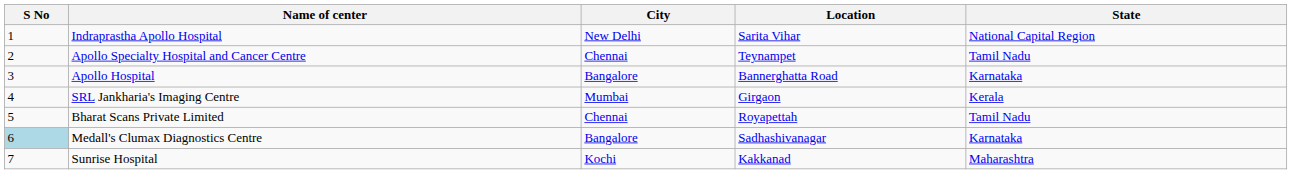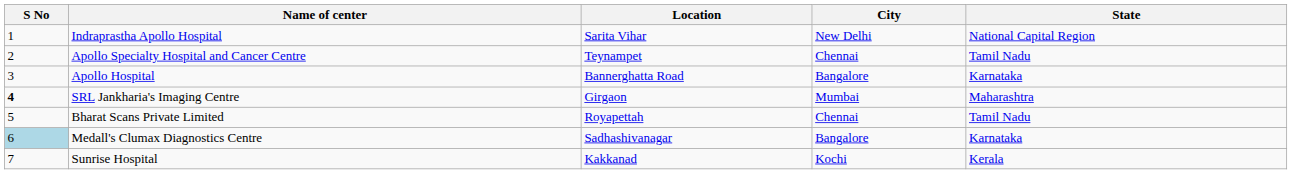columns swapped: (851, 14) <-> (658, 14)
(11, 96) normal -> (11, 96) bold
(986, 96) Kerala -> (1001, 96) Maharashtra
(1001, 158) Maharashtra -> (986, 158) Kerala
